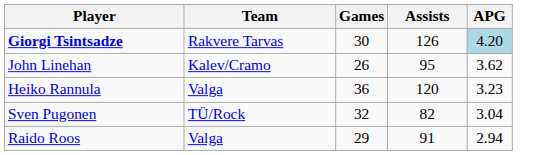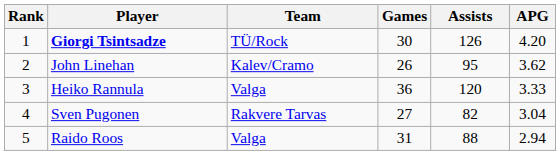+ column: (26, 16)
(236, 41) Rakvere Tarvas -> (259, 41) TÜ/Rock
(490, 41) lightblue background -> (533, 41) no background
(490, 89) 3.23 -> (533, 89) 3.33
(216, 114) TÜ/Rock -> (279, 114) Rakvere Tarvas
(362, 114) 32 -> (405, 114) 27
(362, 138) 29 -> (405, 138) 31
(427, 138) 91 -> (470, 138) 88
